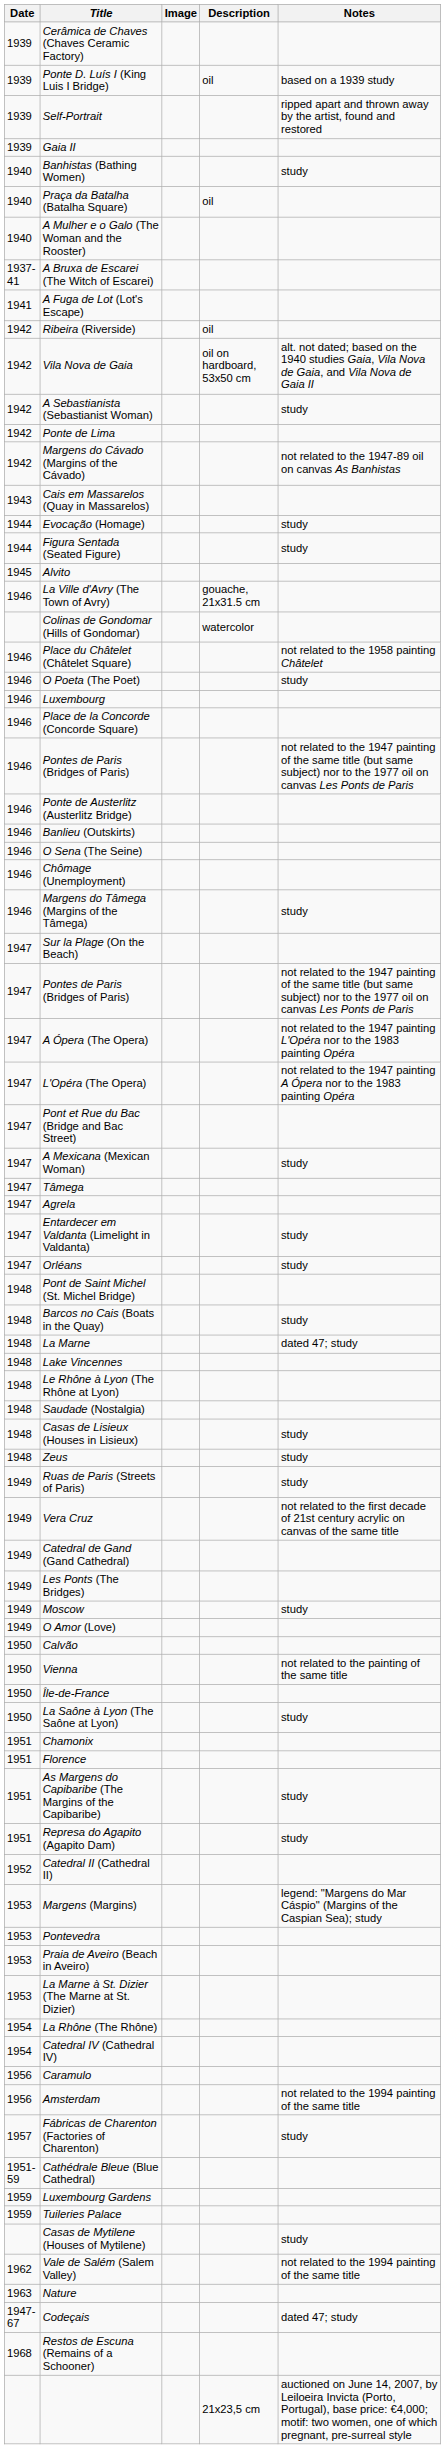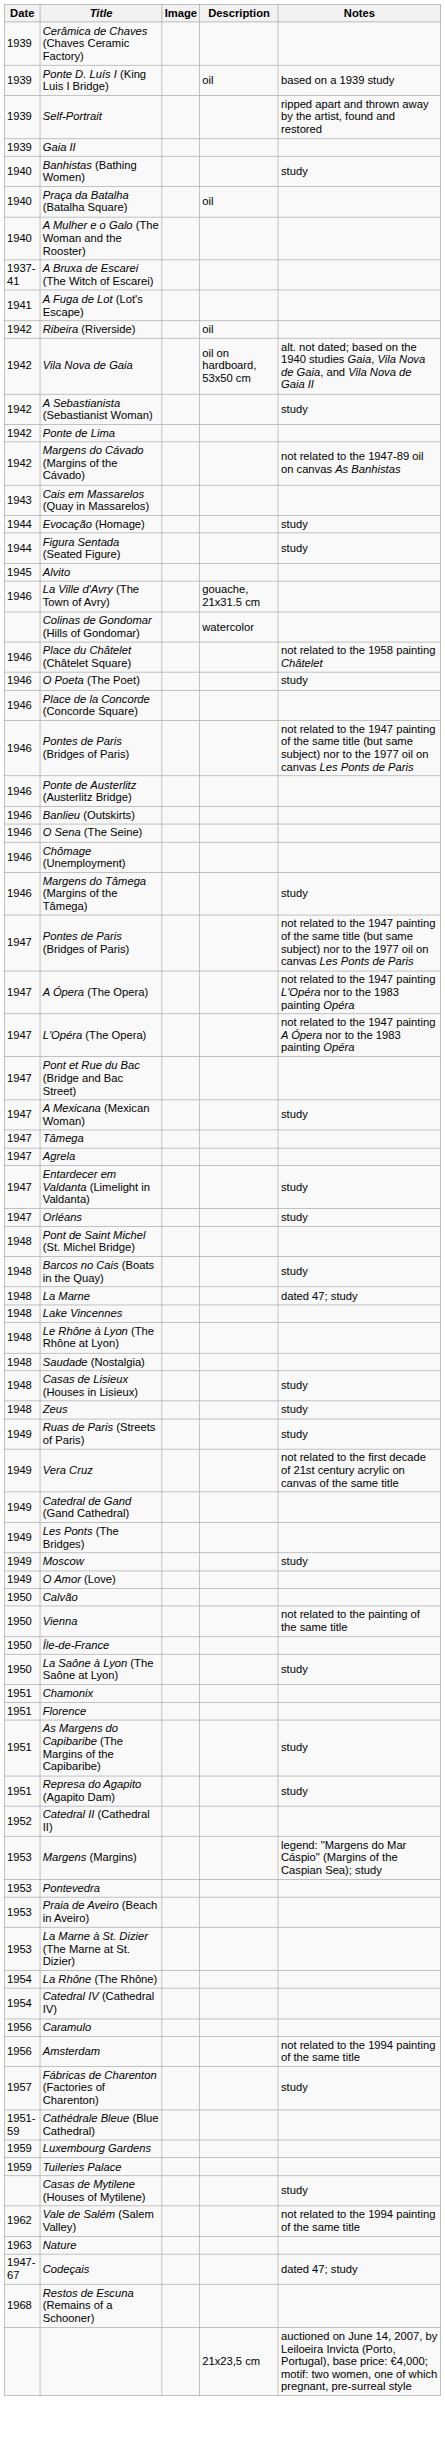- row: (19, 699)
- row: (19, 948)
